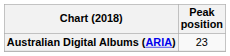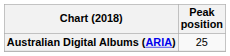(202, 42) 23 -> (202, 42) 25
